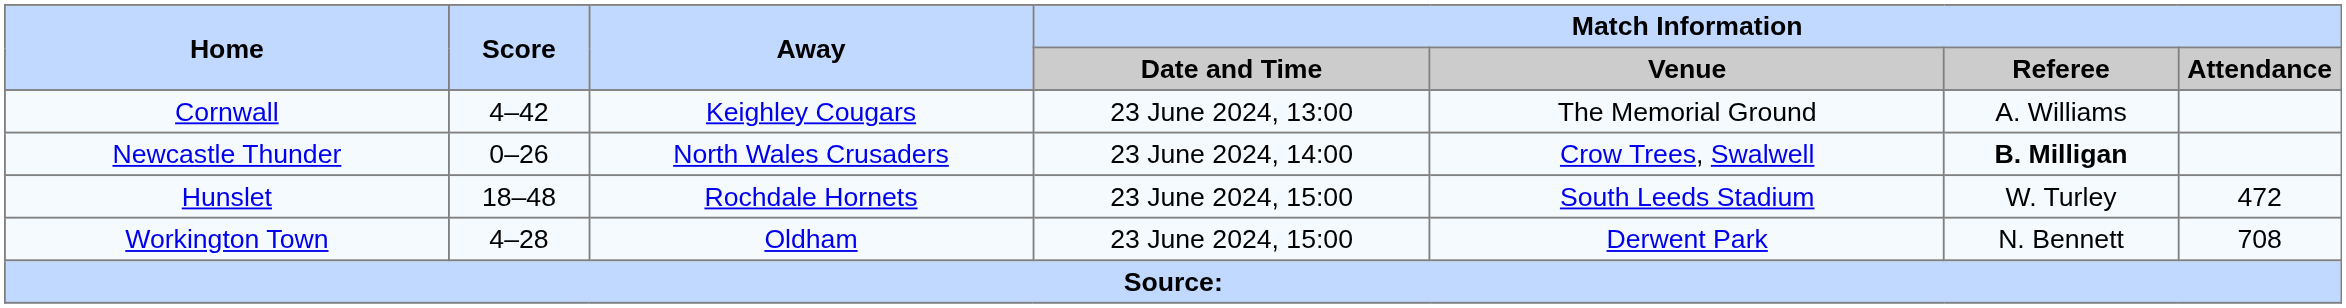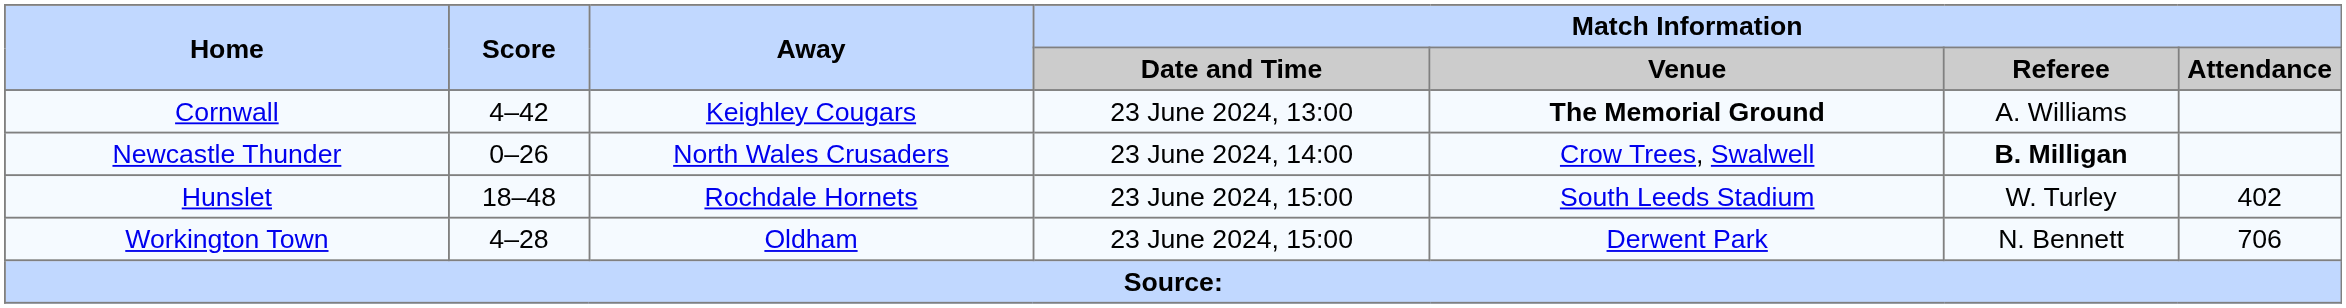(1687, 111) normal -> (1687, 111) bold
(2260, 196) 472 -> (2260, 196) 402
(2260, 239) 708 -> (2260, 239) 706
